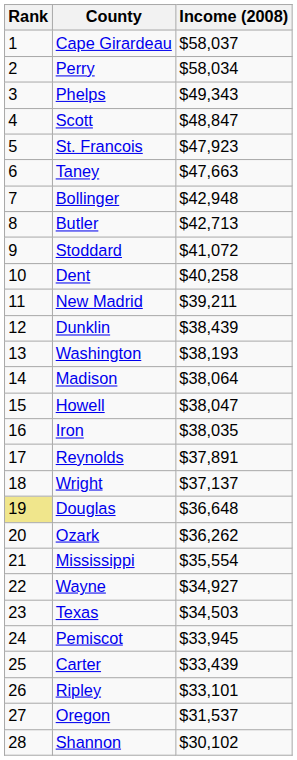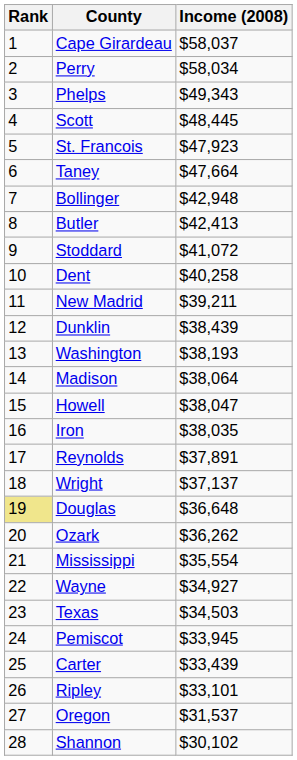(209, 120) $48,847 -> (209, 120) $48,445
(209, 172) $47,663 -> (209, 172) $47,664
(209, 224) $42,713 -> (209, 224) $42,413
